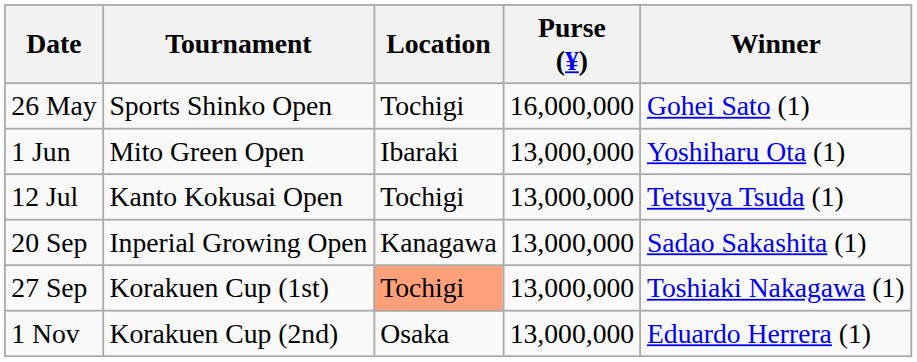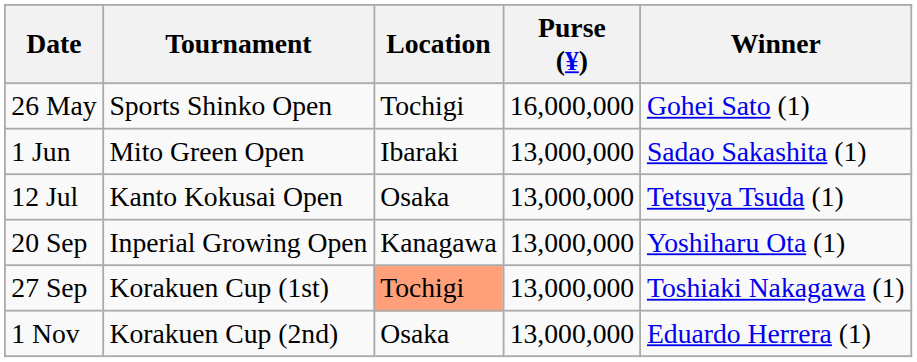(746, 151) Yoshiharu Ota (1) -> (757, 151) Sadao Sakashita (1)
(422, 197) Tochigi -> (415, 197) Osaka
(757, 242) Sadao Sakashita (1) -> (746, 242) Yoshiharu Ota (1)
